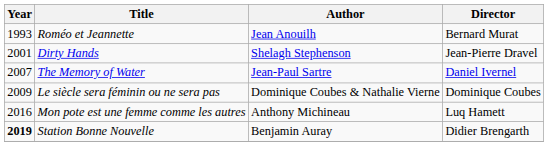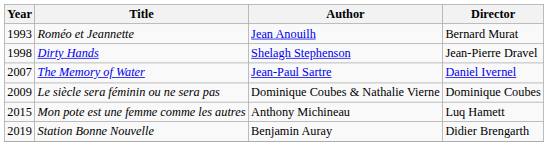(20, 53) 2001 -> (20, 53) 1998
(20, 111) 2016 -> (20, 111) 2015
(20, 131) bold -> (20, 131) normal
